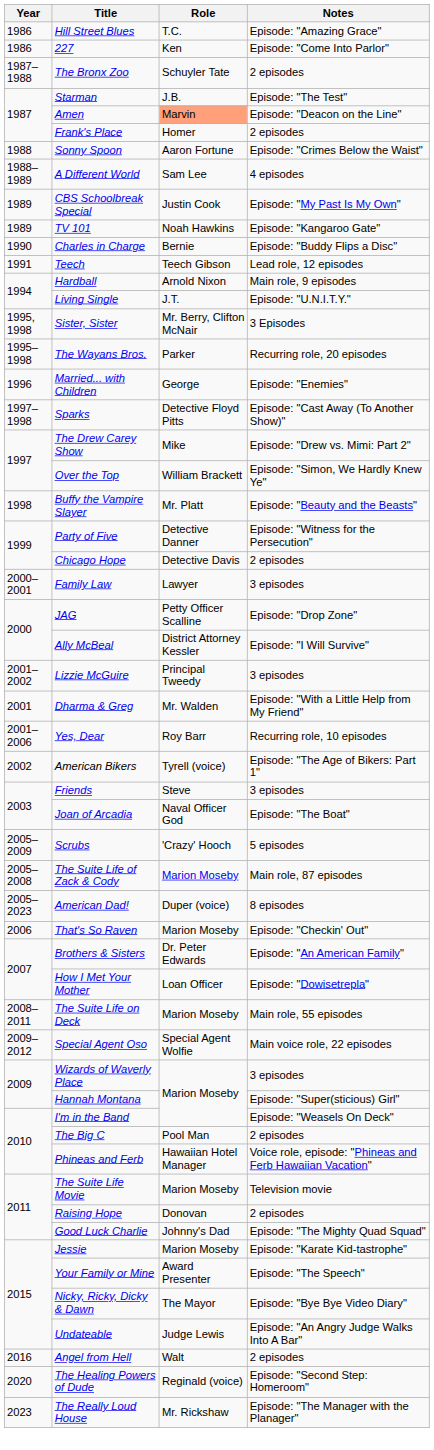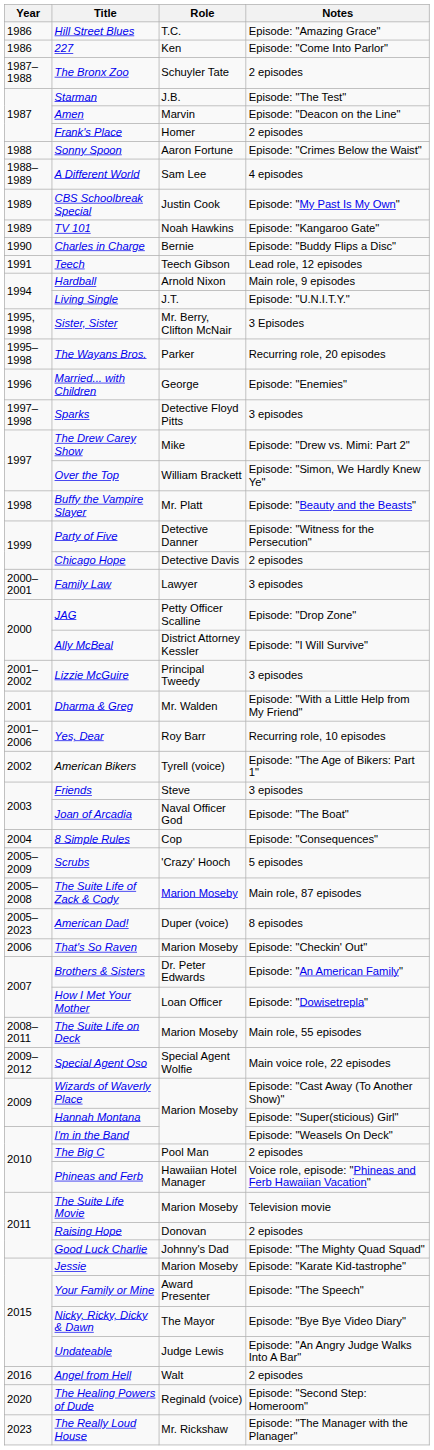(179, 114) lightsalmon background -> (178, 114) no background
(332, 415) Episode: "Cast Away (To Another Show)" -> (276, 415) 3 episodes
+ row: (92, 838)
(277, 1075) 3 episodes -> (331, 1093) Episode: "Cast Away (To Another Show)"
